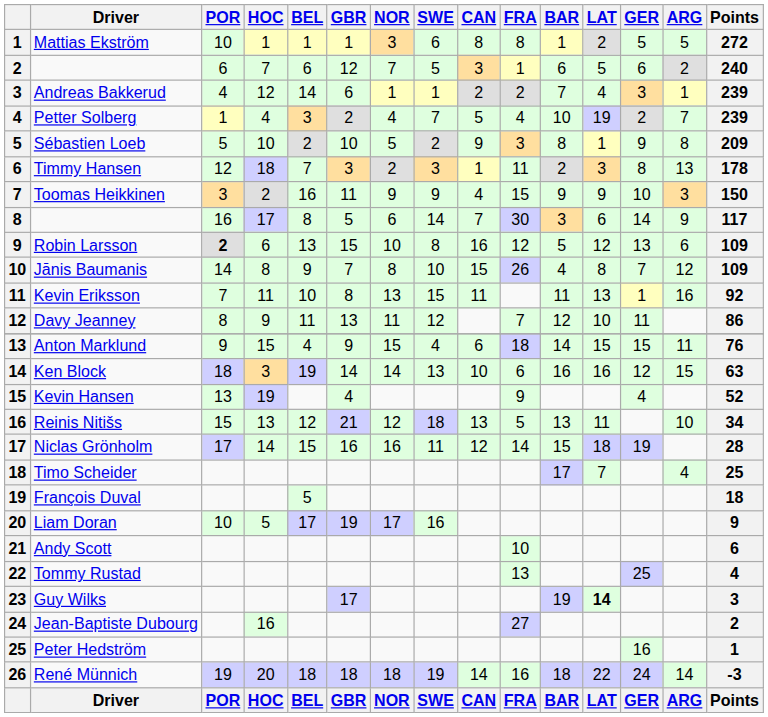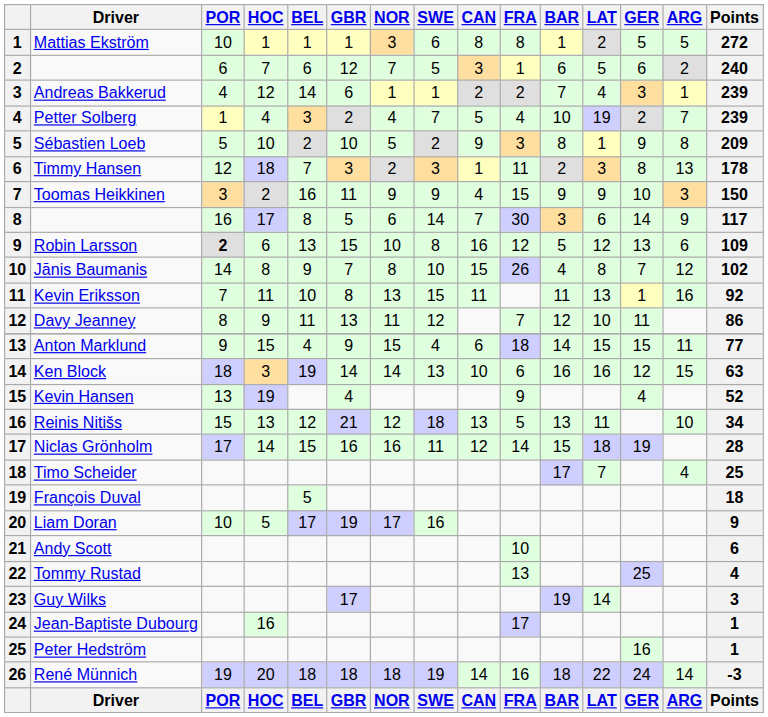(734, 270) 109 -> (734, 270) 102
(734, 346) 76 -> (734, 346) 77
(602, 599) bold -> (602, 599) normal
(520, 624) 27 -> (520, 624) 17
(734, 624) 2 -> (734, 624) 1
